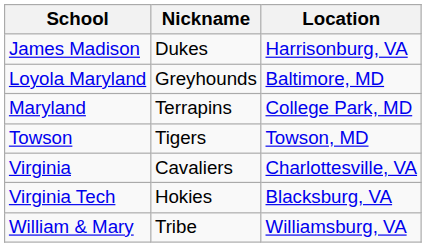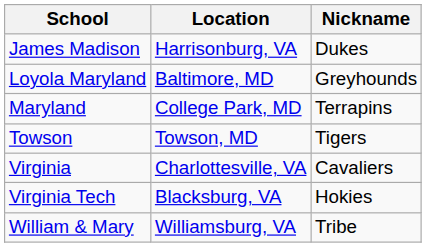columns swapped: (206, 19) <-> (341, 19)
